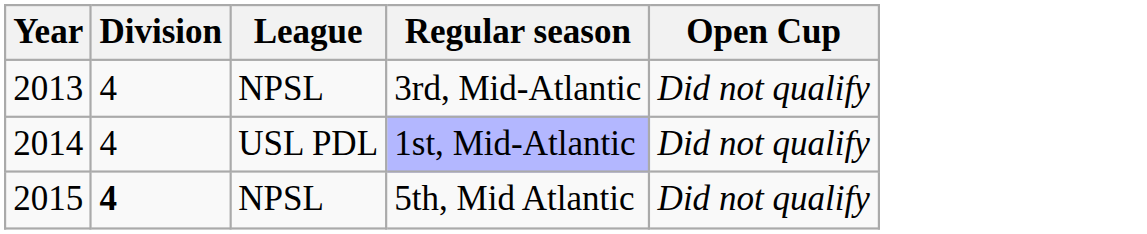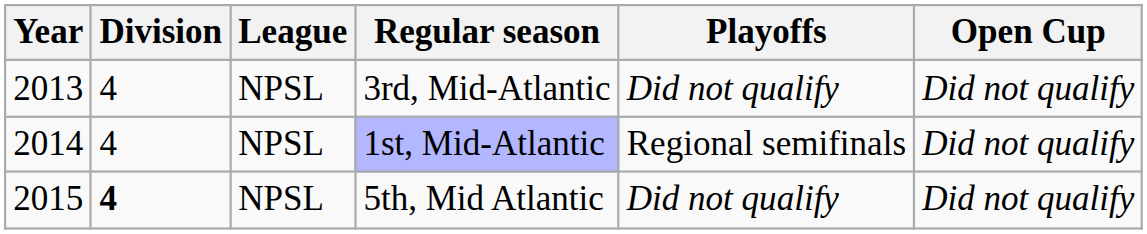+ column: (766, 32)
(308, 143) USL PDL -> (281, 143) NPSL
